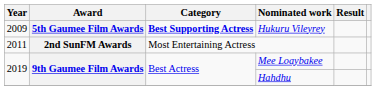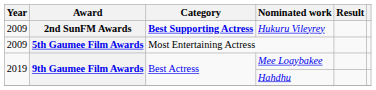(88, 28) 5th Gaumee Film Awards -> (88, 28) 2nd SunFM Awards
(17, 45) 2011 -> (17, 45) 2009
(88, 45) 2nd SunFM Awards -> (88, 45) 5th Gaumee Film Awards
